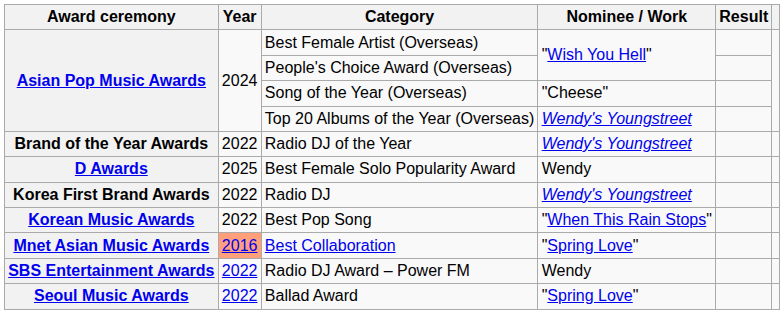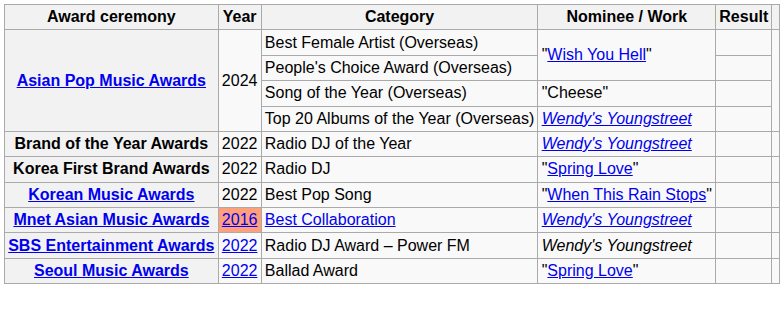- row: (390, 169)
(617, 194) Wendy's Youngstreet -> (590, 169) "Spring Love"
(590, 245) "Spring Love" -> (617, 220) Wendy's Youngstreet
(566, 270) Wendy -> (617, 245) Wendy's Youngstreet
